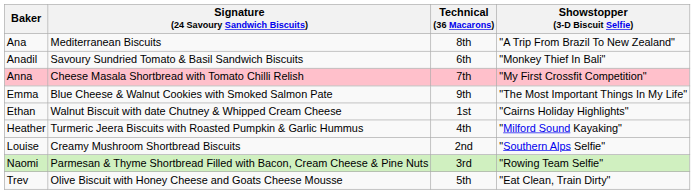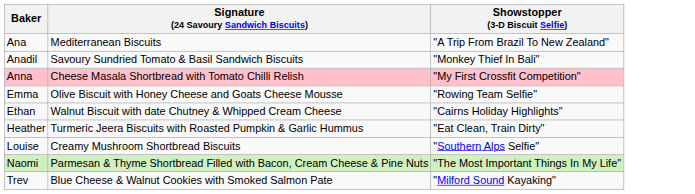- column: (464, 19)
(192, 94) Blue Cheese & Walnut Cookies with Smoked Salmon Pate -> (197, 94) Olive Biscuit with Honey Cheese and Goats Cheese Mousse
(593, 94) "The Most Important Things In My Life" -> (485, 94) "Rowing Team Selfie"
(561, 128) "Milford Sound Kayaking" -> (489, 128) "Eat Clean, Train Dirty"
(551, 163) "Rowing Team Selfie" -> (527, 163) "The Most Important Things In My Life"
(197, 180) Olive Biscuit with Honey Cheese and Goats Cheese Mousse -> (192, 180) Blue Cheese & Walnut Cookies with Smoked Salmon Pate
(555, 180) "Eat Clean, Train Dirty" -> (495, 180) "Milford Sound Kayaking"
